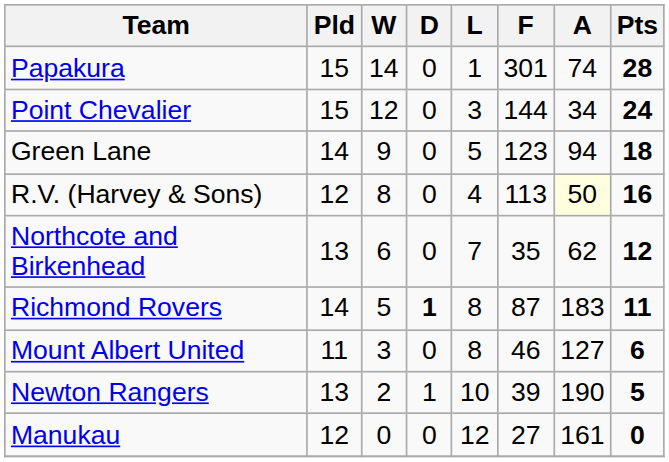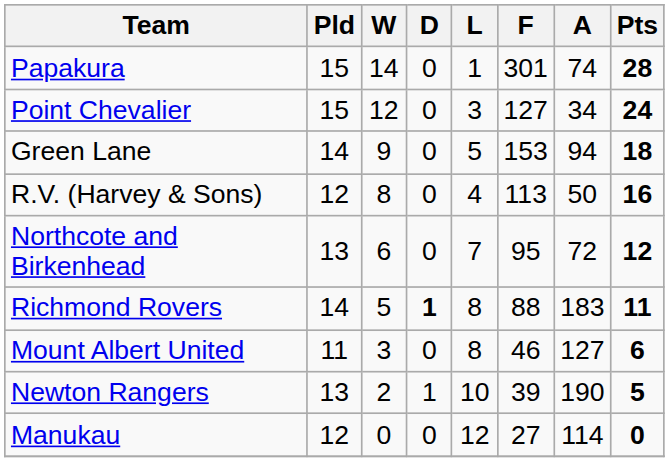(526, 109) 144 -> (526, 109) 127
(526, 151) 123 -> (526, 151) 153
(582, 194) lightyellow background -> (582, 194) no background
(526, 251) 35 -> (526, 251) 95
(582, 251) 62 -> (582, 251) 72
(526, 308) 87 -> (526, 308) 88
(582, 434) 161 -> (582, 434) 114
